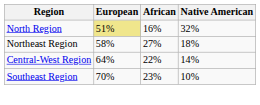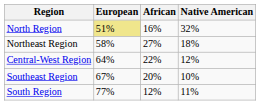(190, 60) 14% -> (190, 60) 12%
(105, 76) 70% -> (105, 76) 67%
(152, 76) 23% -> (152, 76) 20%
+ row: (34, 92)
